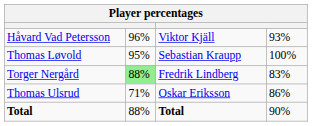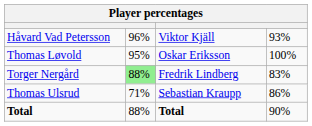(200, 56) Sebastian Kraupp -> (194, 56) Oskar Eriksson
(194, 93) Oskar Eriksson -> (200, 93) Sebastian Kraupp
